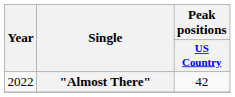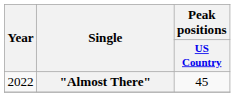(202, 81) 42 -> (202, 81) 45
